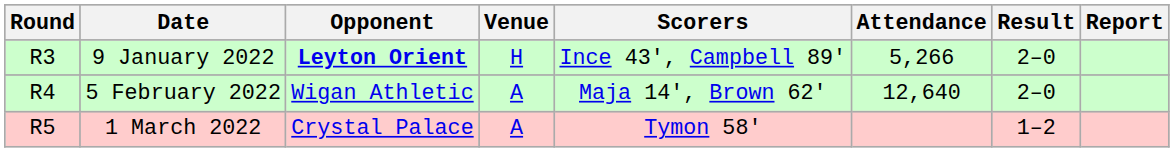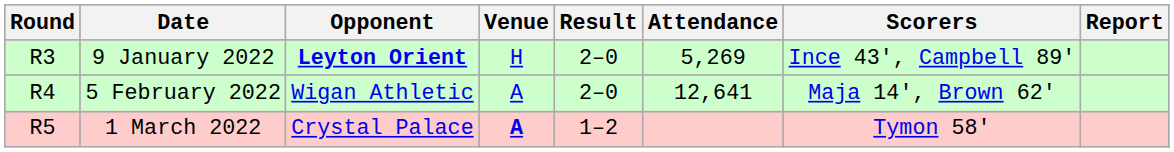columns swapped: (1036, 23) <-> (703, 23)
(922, 58) 5,266 -> (713, 58) 5,269
(922, 93) 12,640 -> (713, 93) 12,641
(517, 129) normal -> (517, 129) bold
